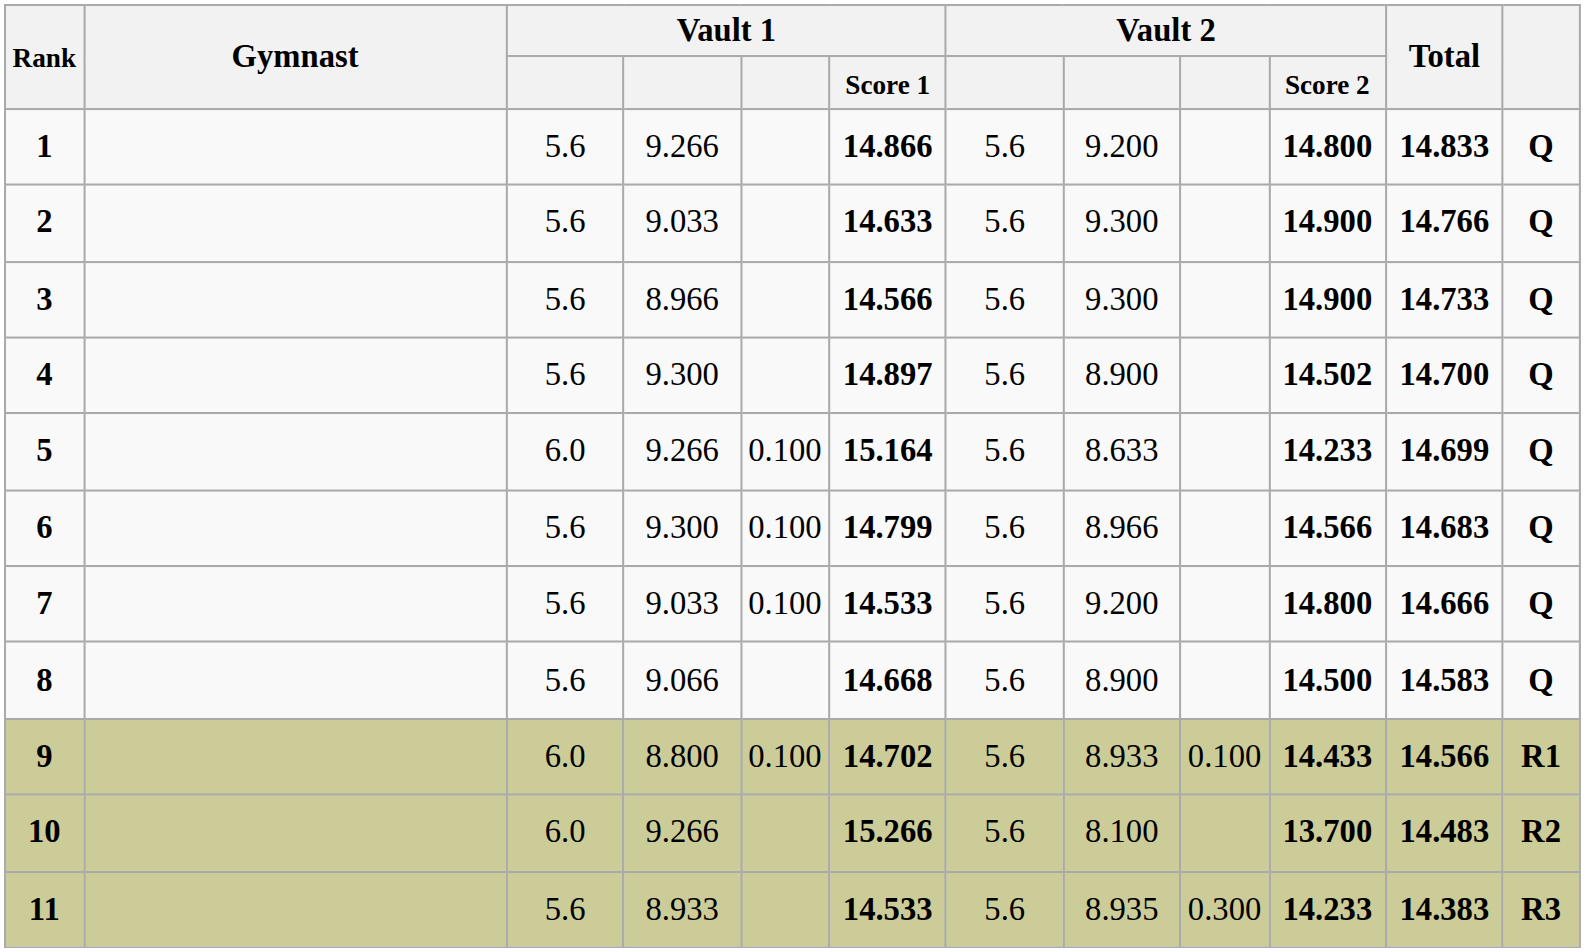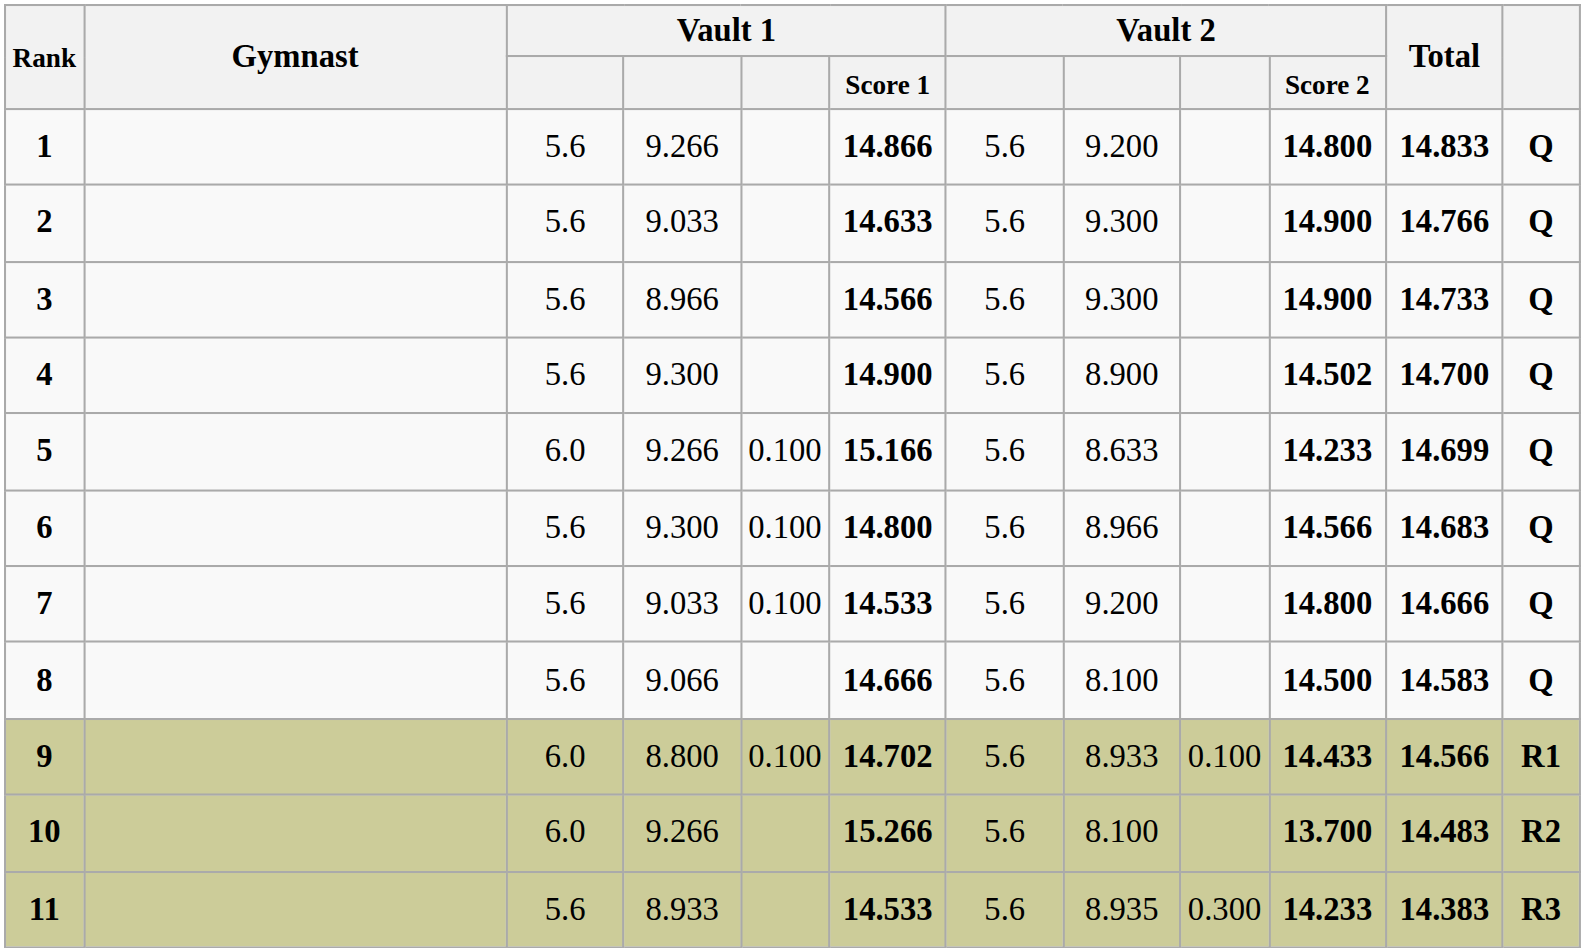(888, 374) 14.897 -> (888, 374) 14.900
(888, 451) 15.164 -> (888, 451) 15.166
(888, 527) 14.799 -> (888, 527) 14.800
(888, 679) 14.668 -> (888, 679) 14.666
(1122, 679) 8.900 -> (1122, 679) 8.100
